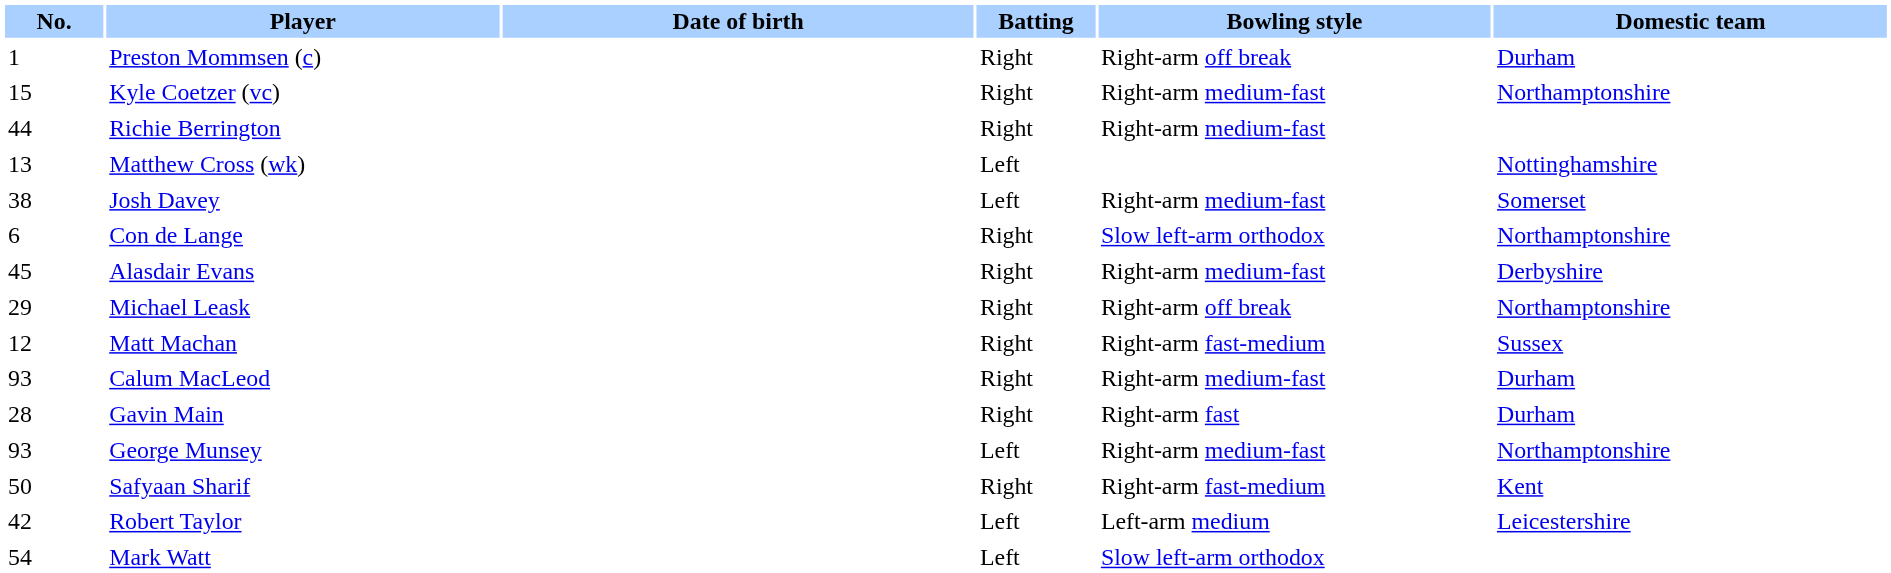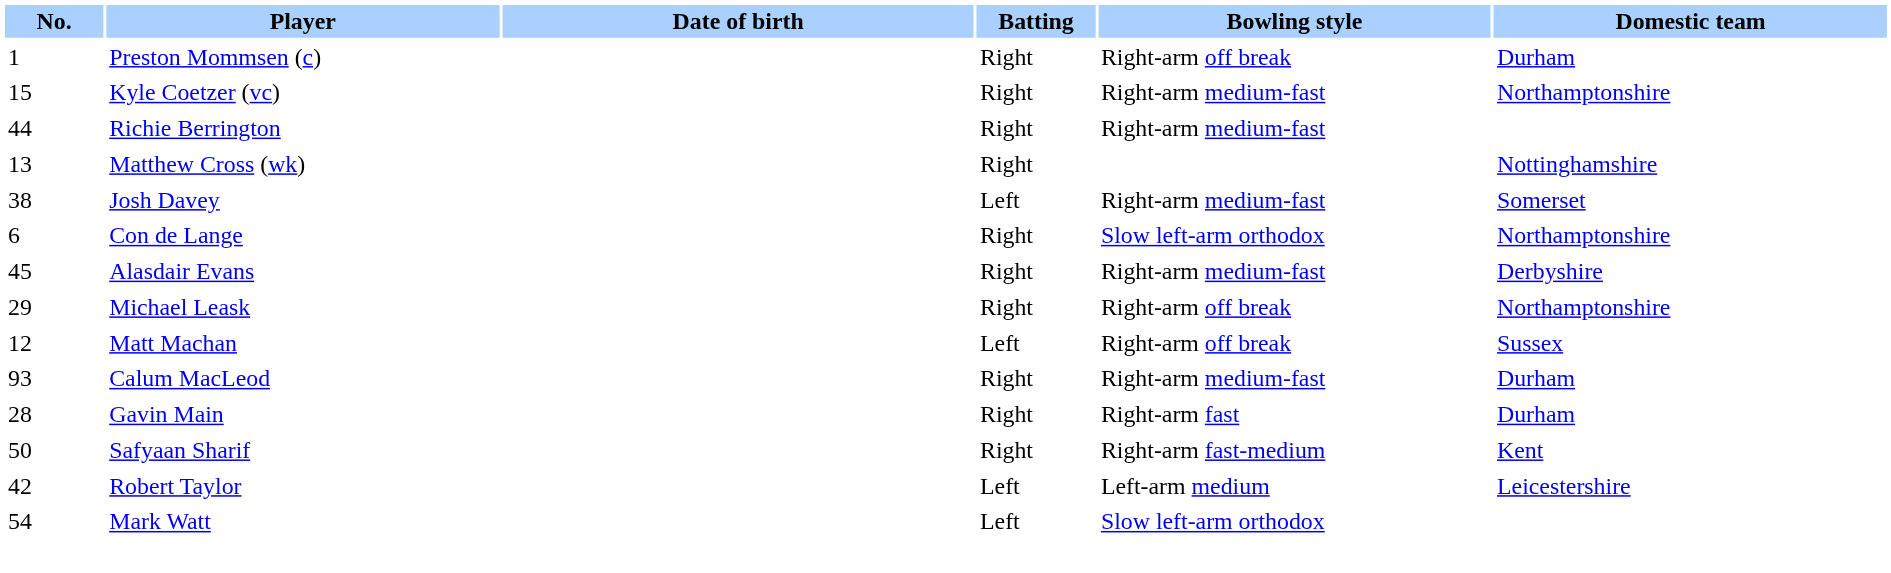(1000, 164) Left -> (1006, 164) Right
(1006, 342) Right -> (1000, 342) Left
(1213, 342) Right-arm fast-medium -> (1196, 342) Right-arm off break
- row: (185, 450)
